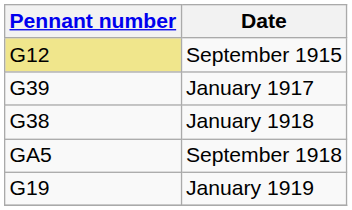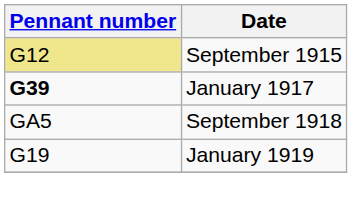(29, 88) normal -> (29, 88) bold
- row: (250, 121)
